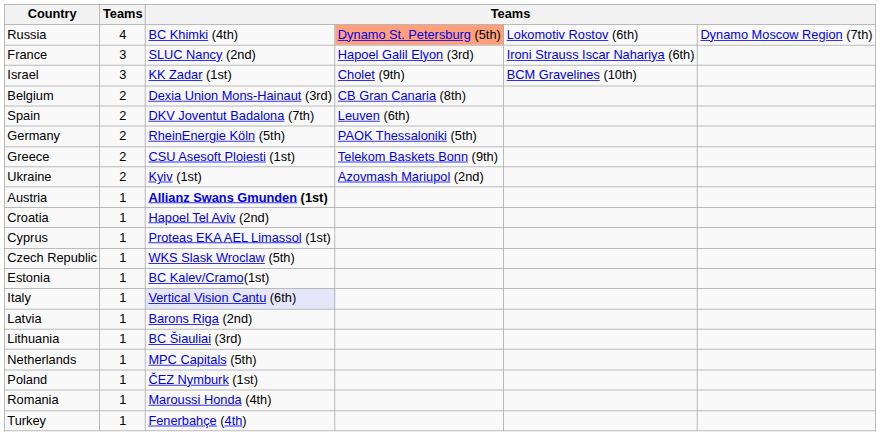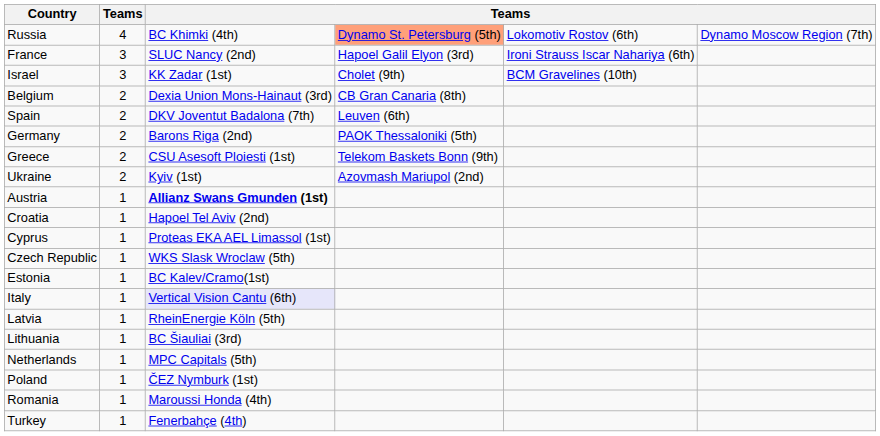(217, 136) RheinEnergie Köln (5th) -> (200, 136) Barons Riga (2nd)
(200, 319) Barons Riga (2nd) -> (217, 319) RheinEnergie Köln (5th)
